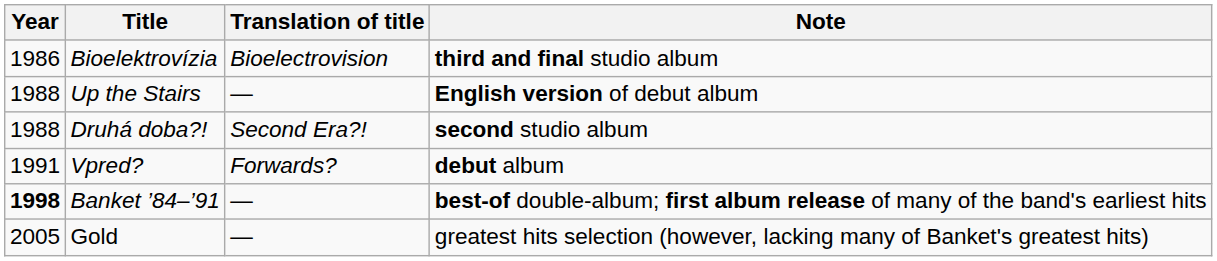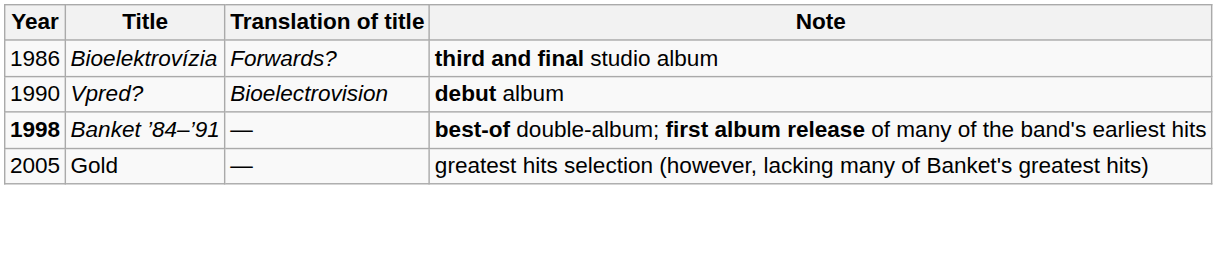(309, 58) Bioelectrovision -> (283, 58) Forwards?
- row: (136, 93)
- row: (139, 129)
(35, 165) 1991 -> (35, 93) 1990
(283, 165) Forwards? -> (309, 93) Bioelectrovision
